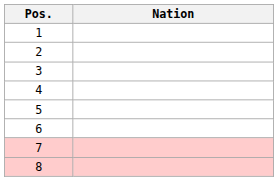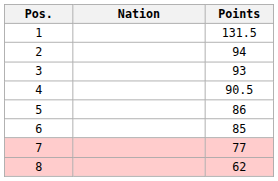+ column: (239, 14)
